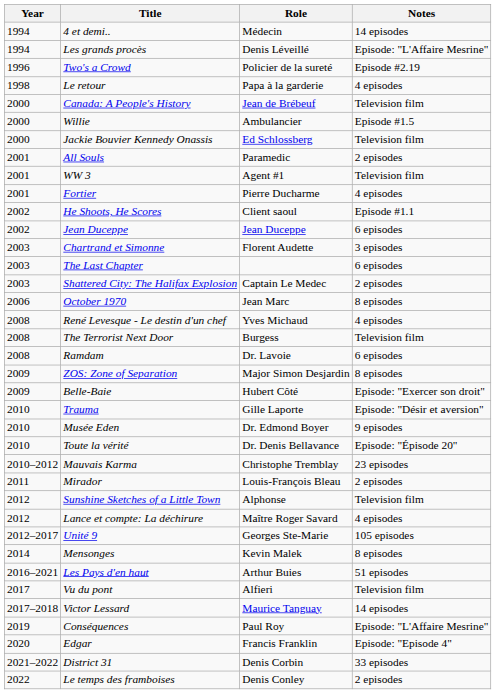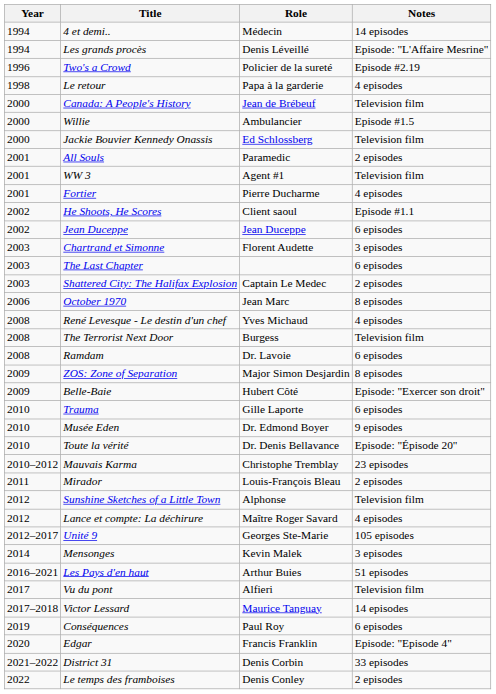(419, 409) Episode: "Désir et aversion" -> (379, 409) 6 episodes
(379, 553) 8 episodes -> (379, 553) 3 episodes
(422, 626) Episode: "L'Affaire Mesrine" -> (379, 626) 6 episodes
